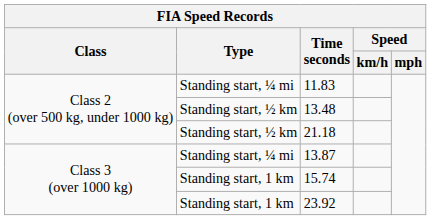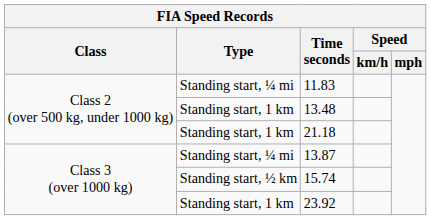(239, 109) Standing start, ½ km -> (237, 109) Standing start, 1 km
(239, 132) Standing start, ½ km -> (237, 132) Standing start, 1 km
(237, 179) Standing start, 1 km -> (239, 179) Standing start, ½ km
